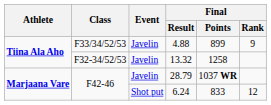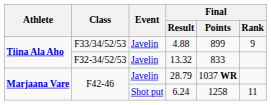(218, 60) 1258 -> (218, 60) 833
(218, 92) 833 -> (218, 92) 1258
(253, 92) 12 -> (253, 92) 11
